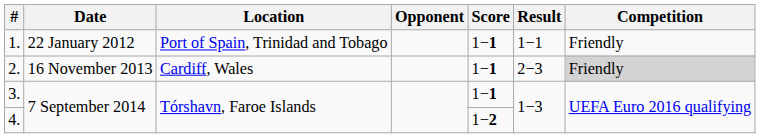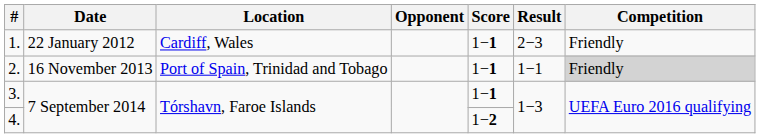(274, 42) Port of Spain, Trinidad and Tobago -> (207, 42) Cardiff, Wales
(530, 42) 1−1 -> (530, 42) 2−3
(207, 68) Cardiff, Wales -> (274, 68) Port of Spain, Trinidad and Tobago
(530, 68) 2−3 -> (530, 68) 1−1
